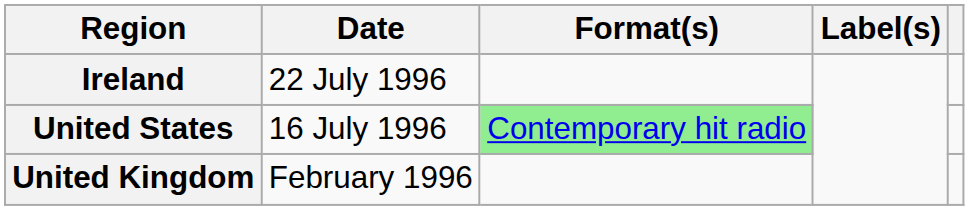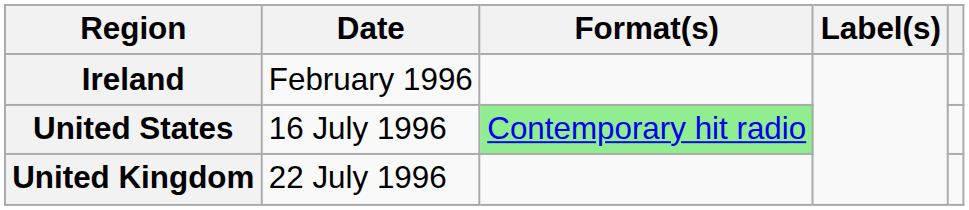(358, 79) 22 July 1996 -> (371, 79) February 1996
(371, 178) February 1996 -> (358, 178) 22 July 1996
